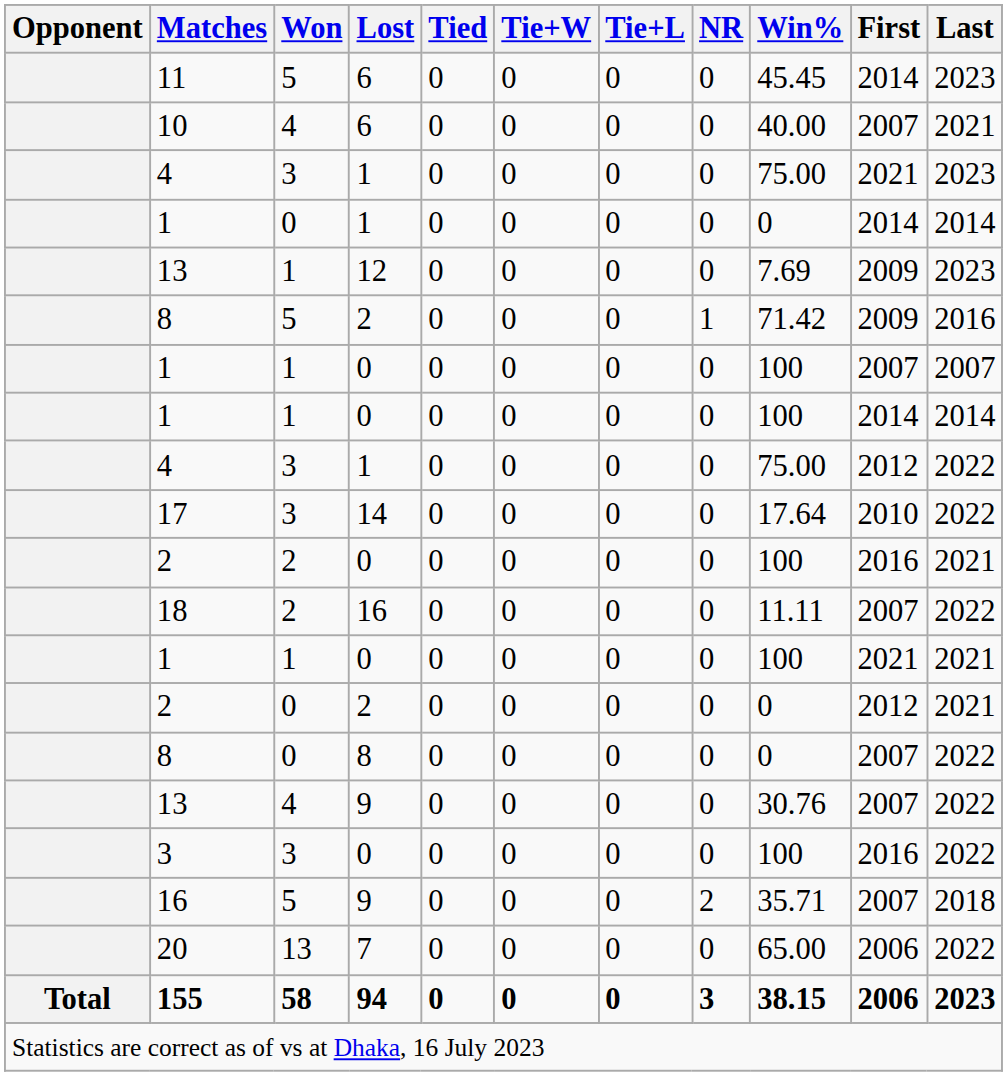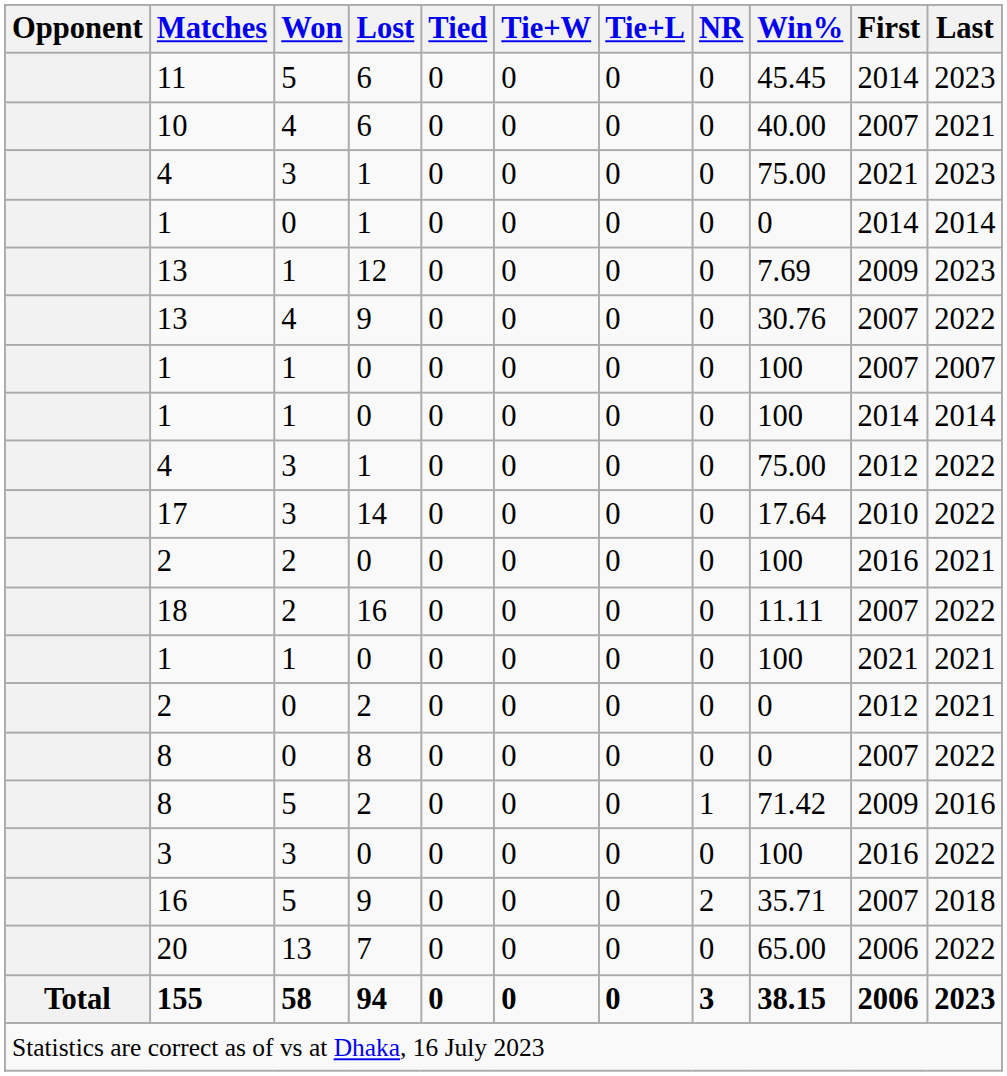rows swapped: (164, 319) <-> (172, 804)
